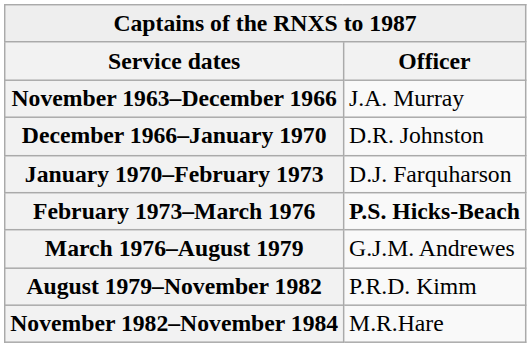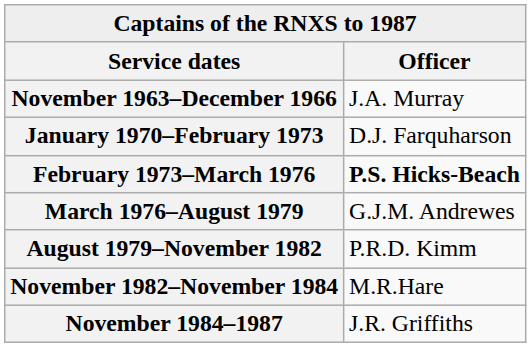- row: (174, 135)
+ row: (174, 323)
